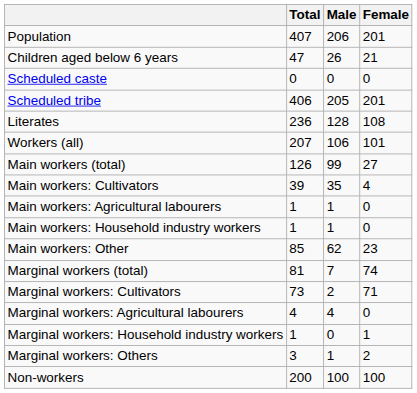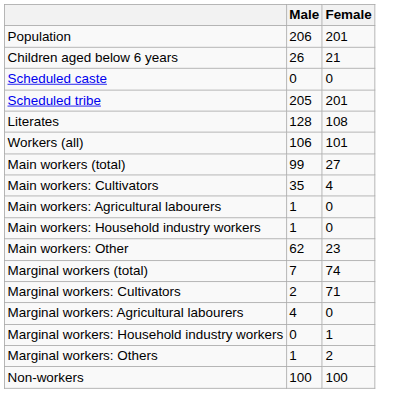- column: (305, 15)
